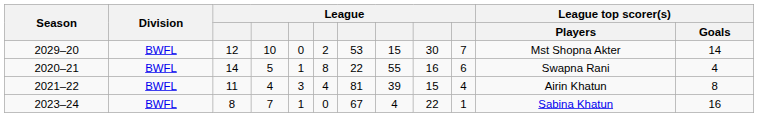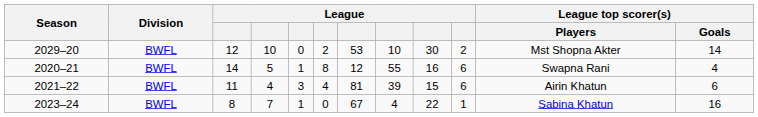(394, 50) 15 -> (394, 50) 10
(463, 50) 7 -> (463, 50) 2
(357, 68) 22 -> (357, 68) 12
(463, 86) 4 -> (463, 86) 6
(715, 86) 8 -> (715, 86) 6
